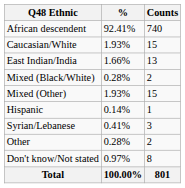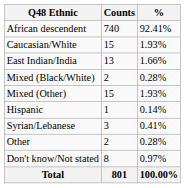columns swapped: (162, 12) <-> (123, 12)
